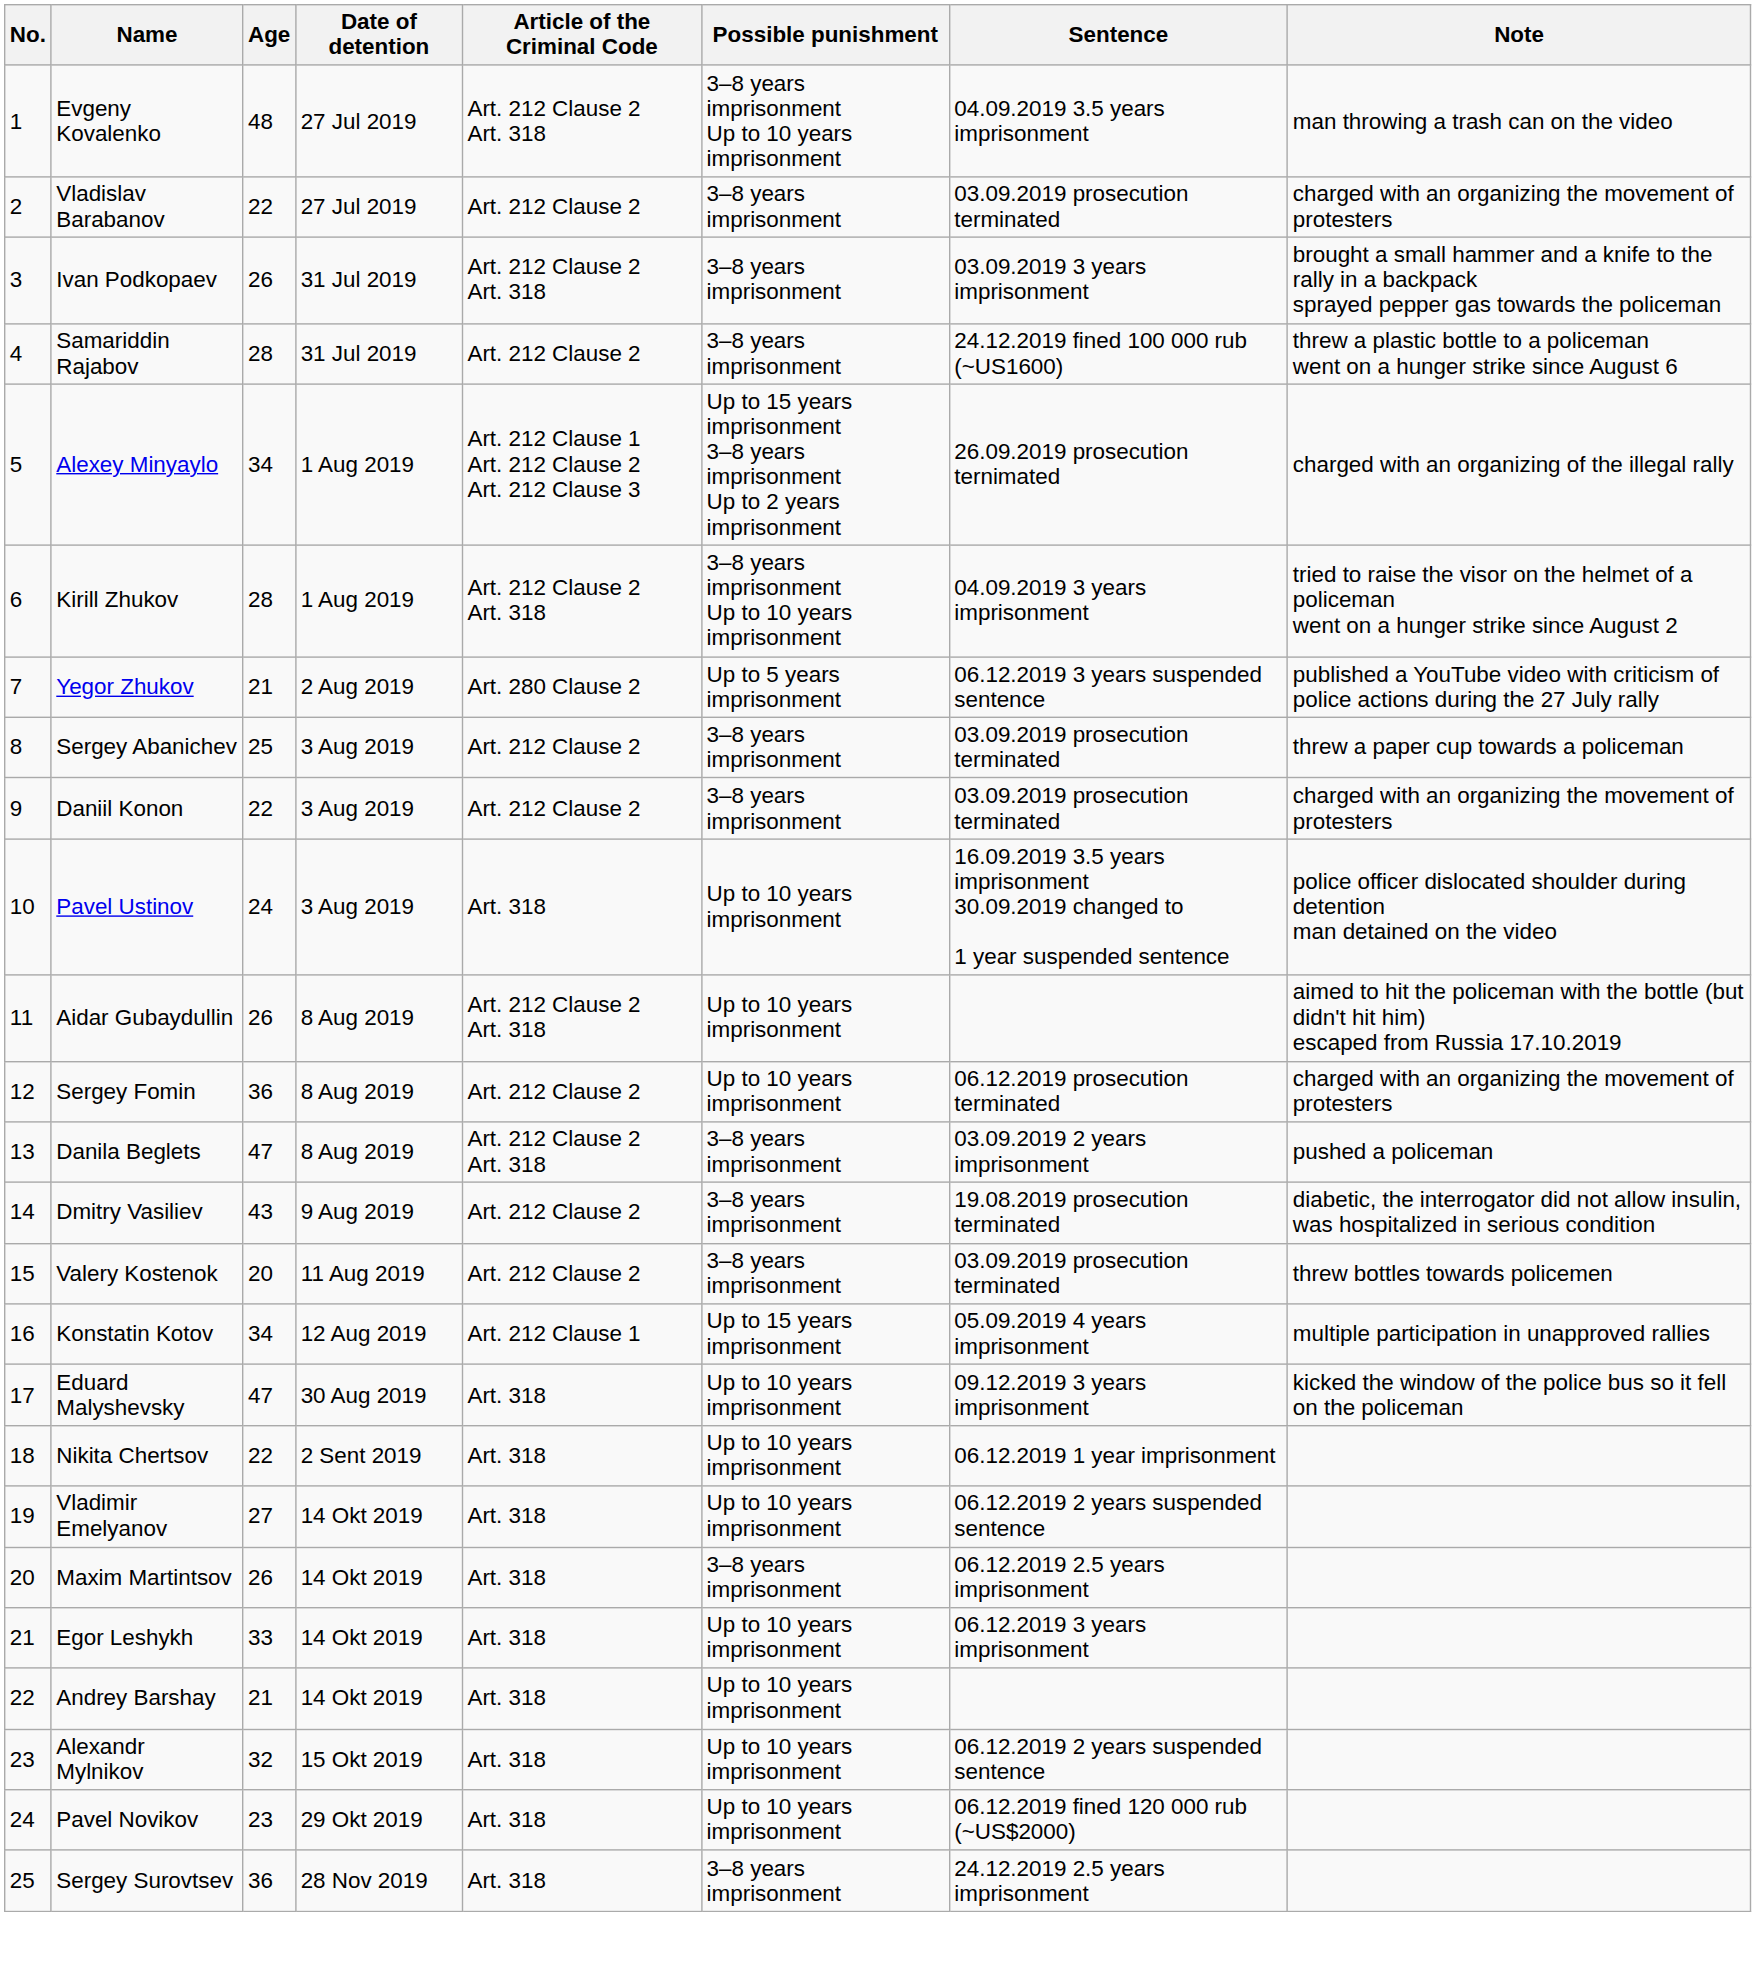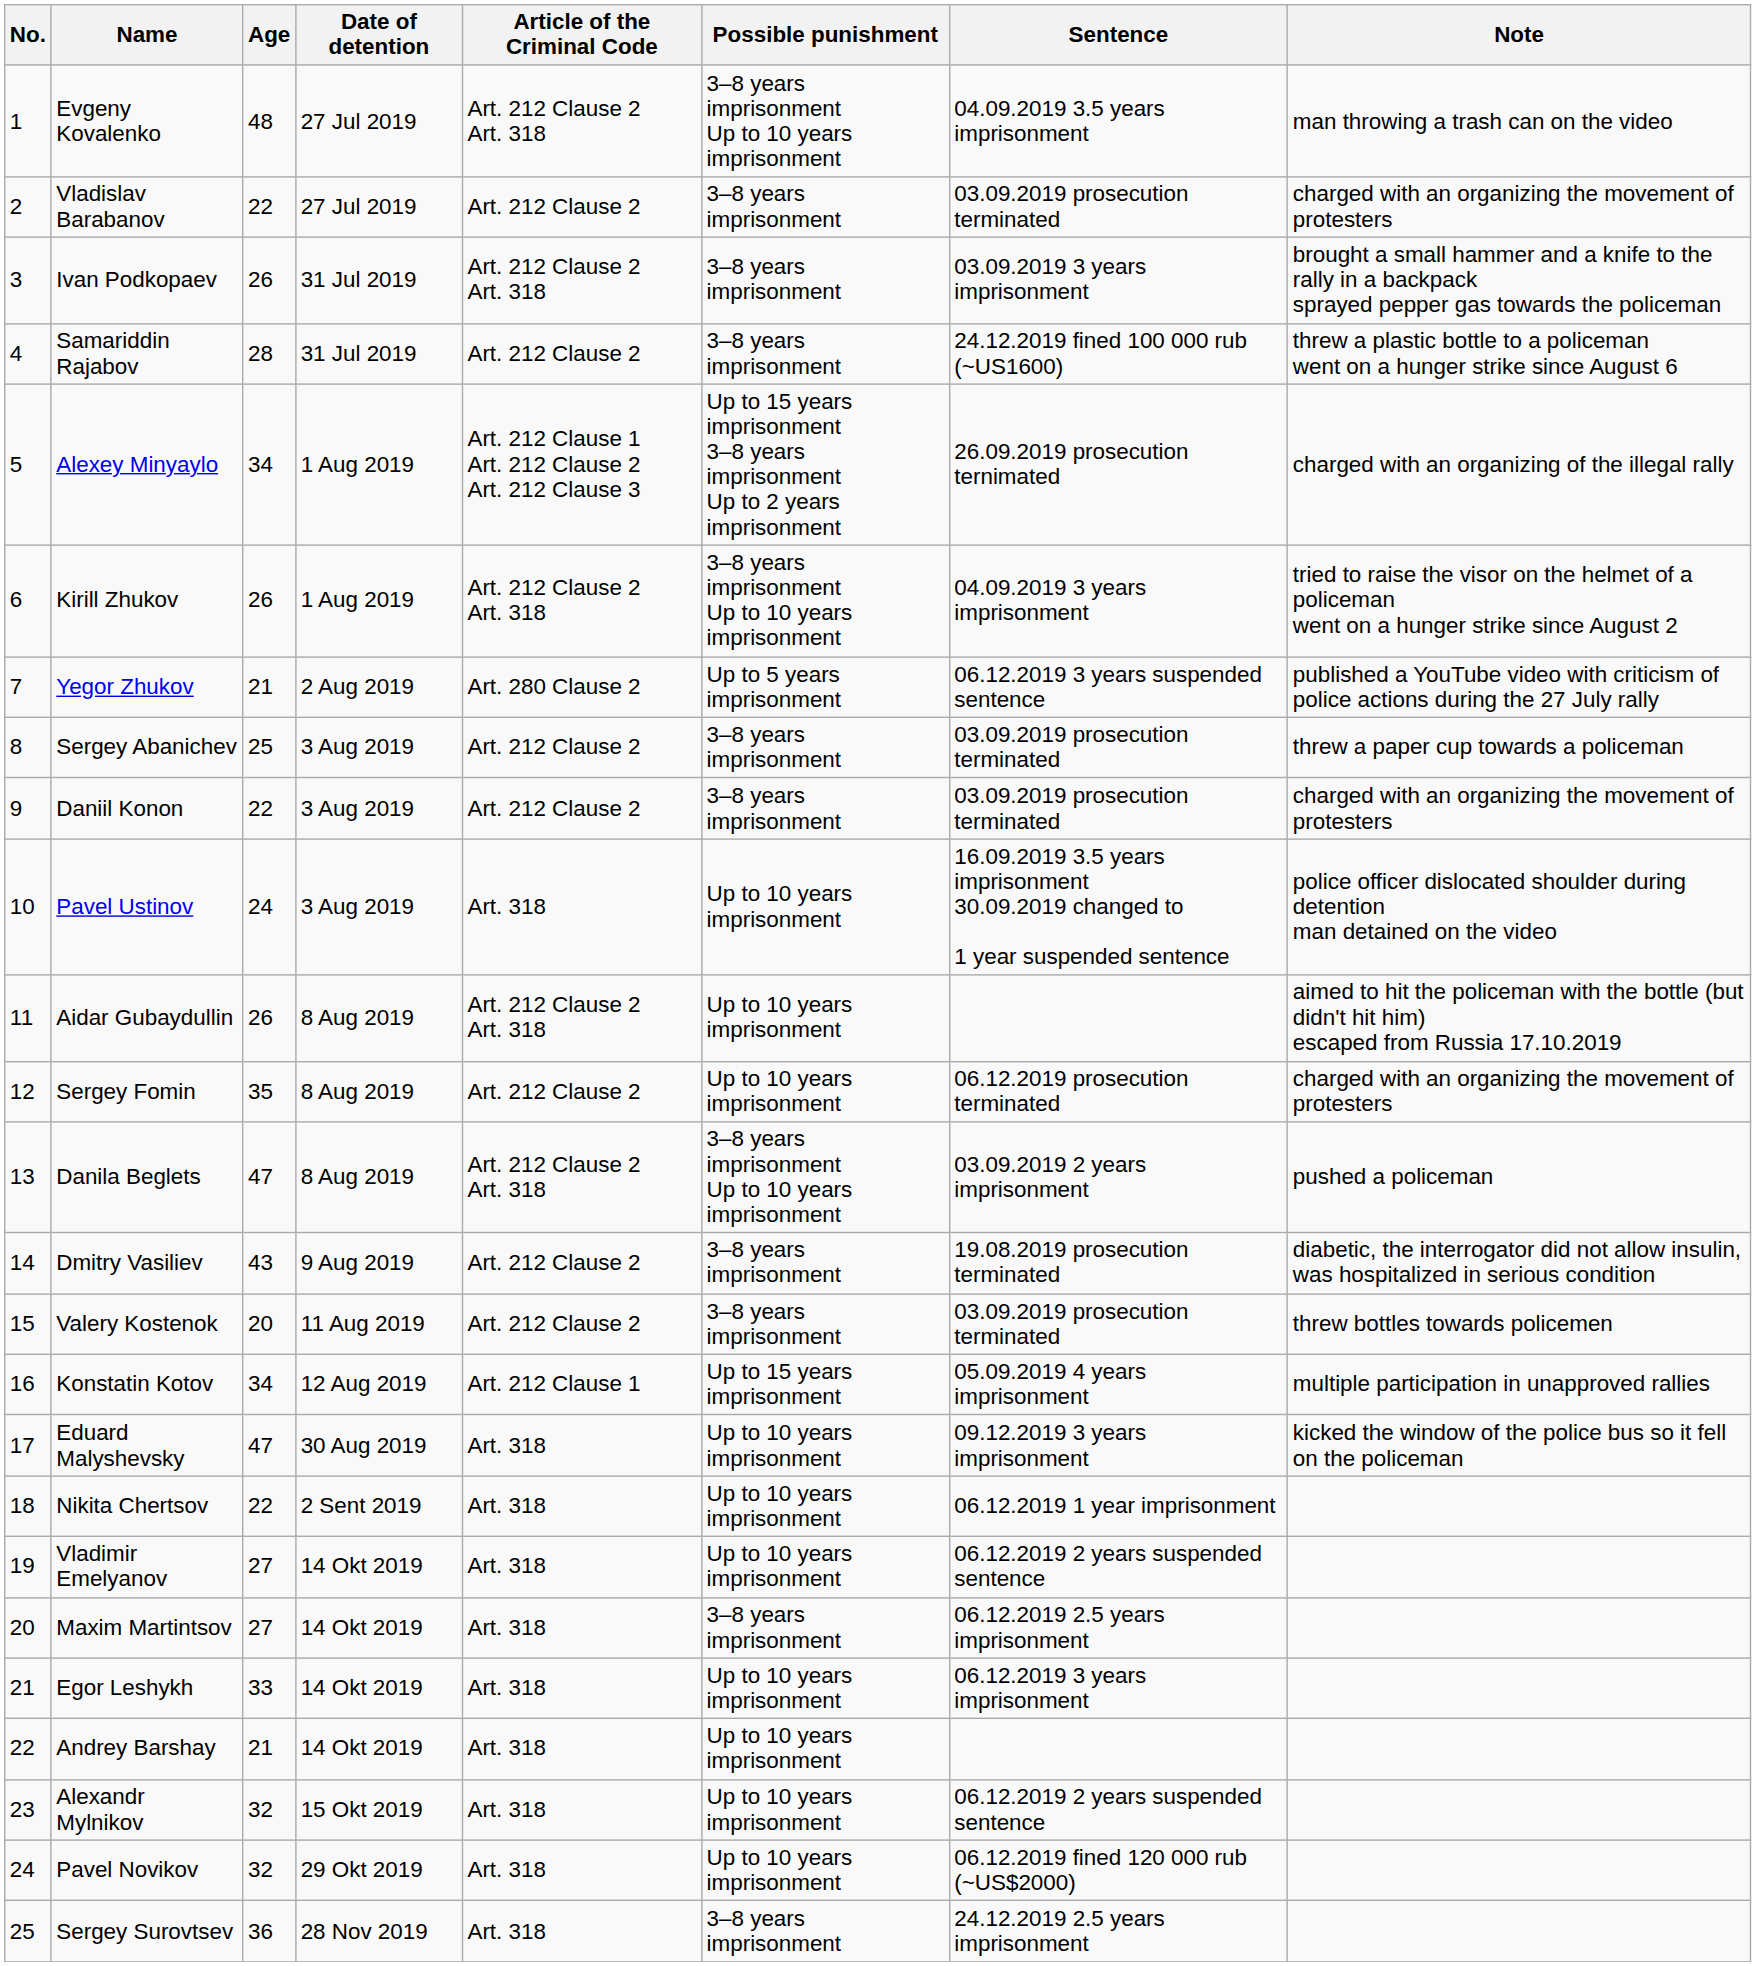(260, 600) 28 -> (260, 600) 26
(260, 1091) 36 -> (260, 1091) 35
(774, 1151) 3–8 years imprisonment -> (779, 1177) 3–8 years imprisonment Up to 10 years imprisonment
(260, 1576) 26 -> (260, 1627) 27
(260, 1819) 23 -> (260, 1870) 32
